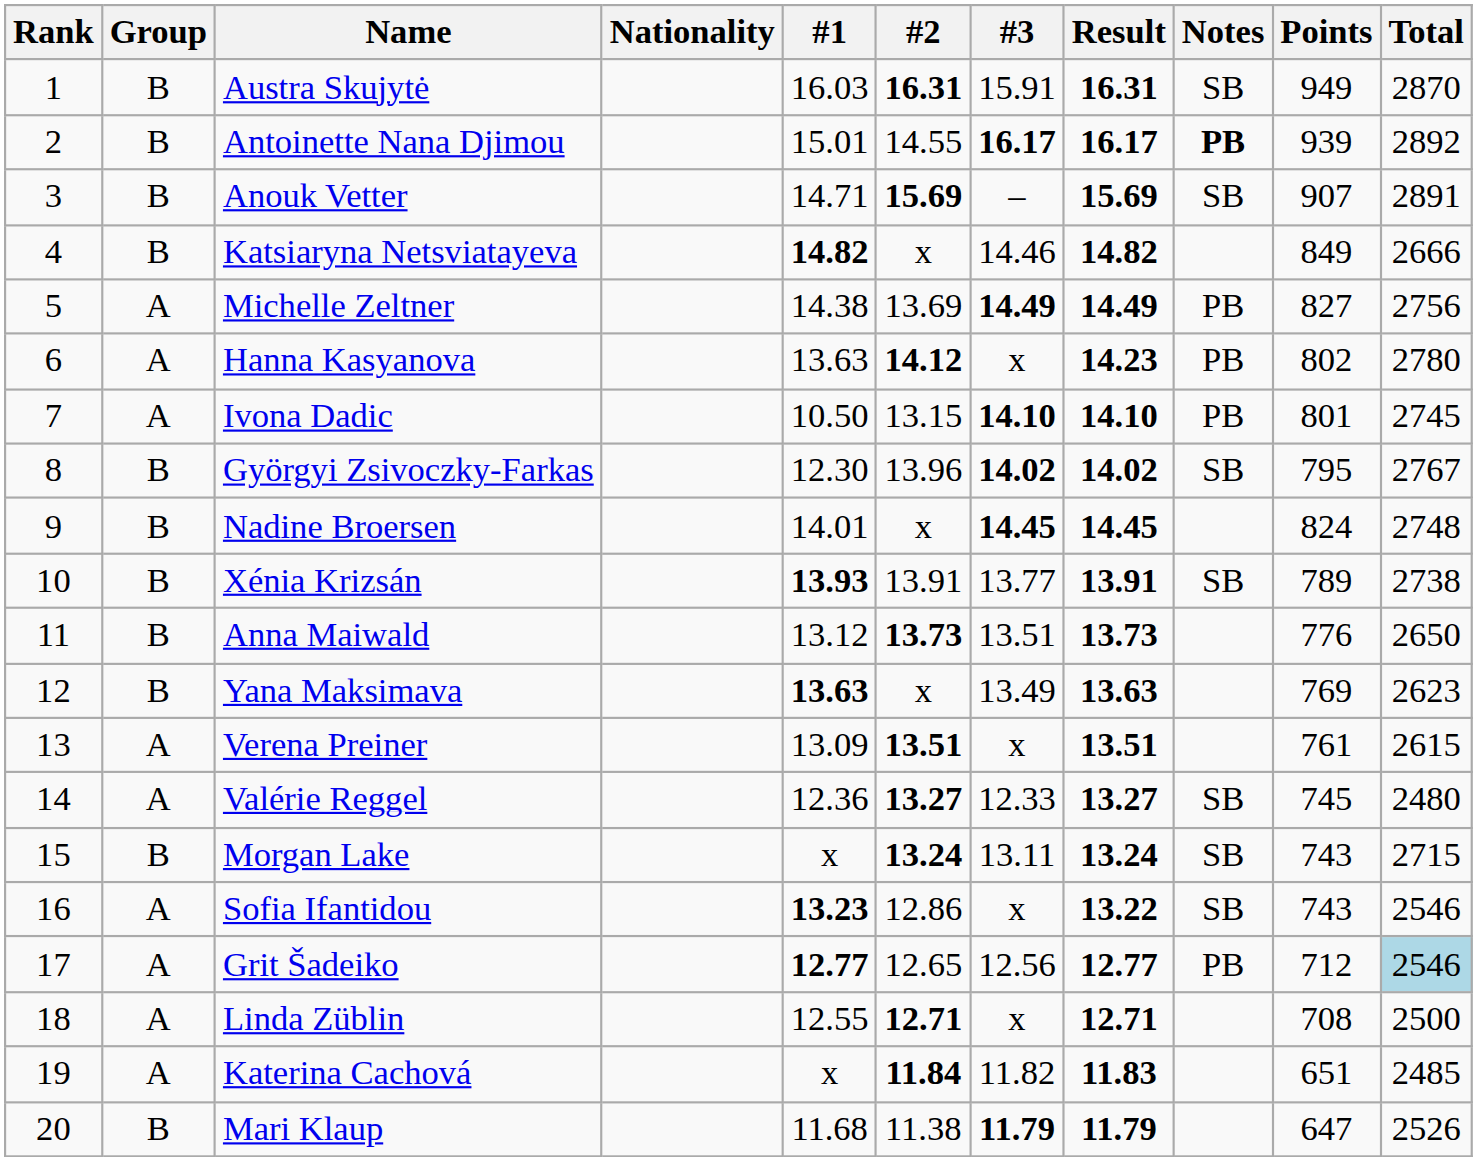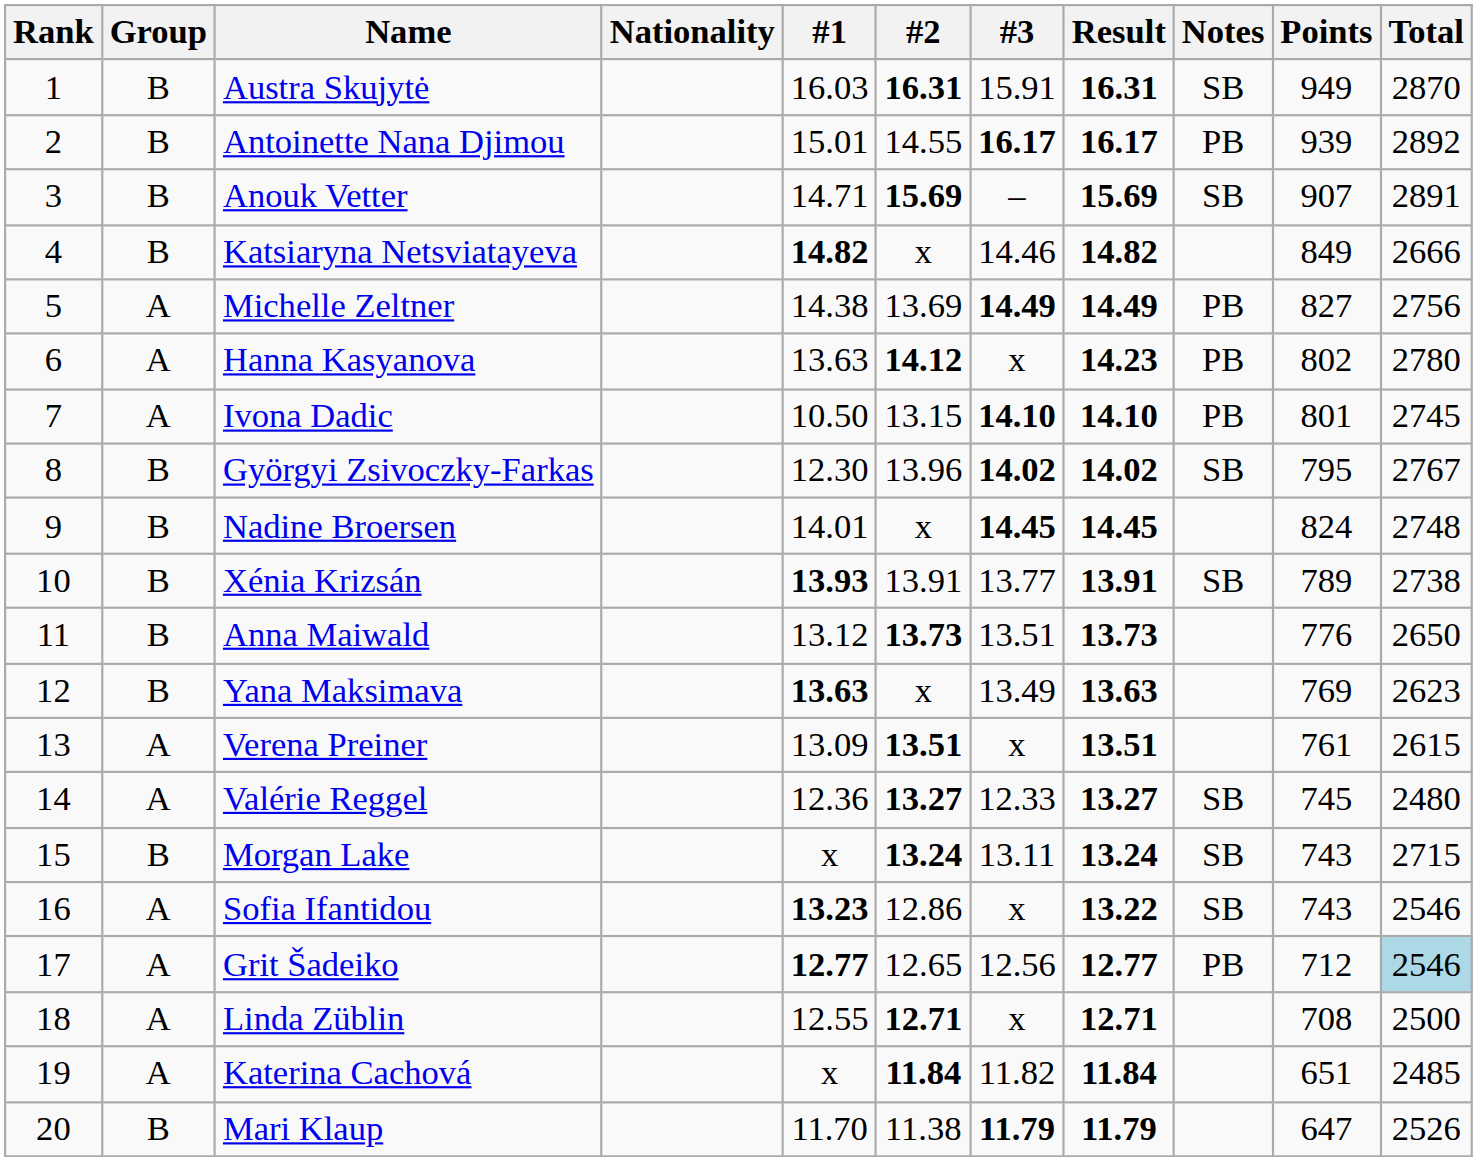(1223, 141) bold -> (1223, 141) normal
(1119, 1073) 11.83 -> (1119, 1073) 11.84
(830, 1128) 11.68 -> (830, 1128) 11.70
